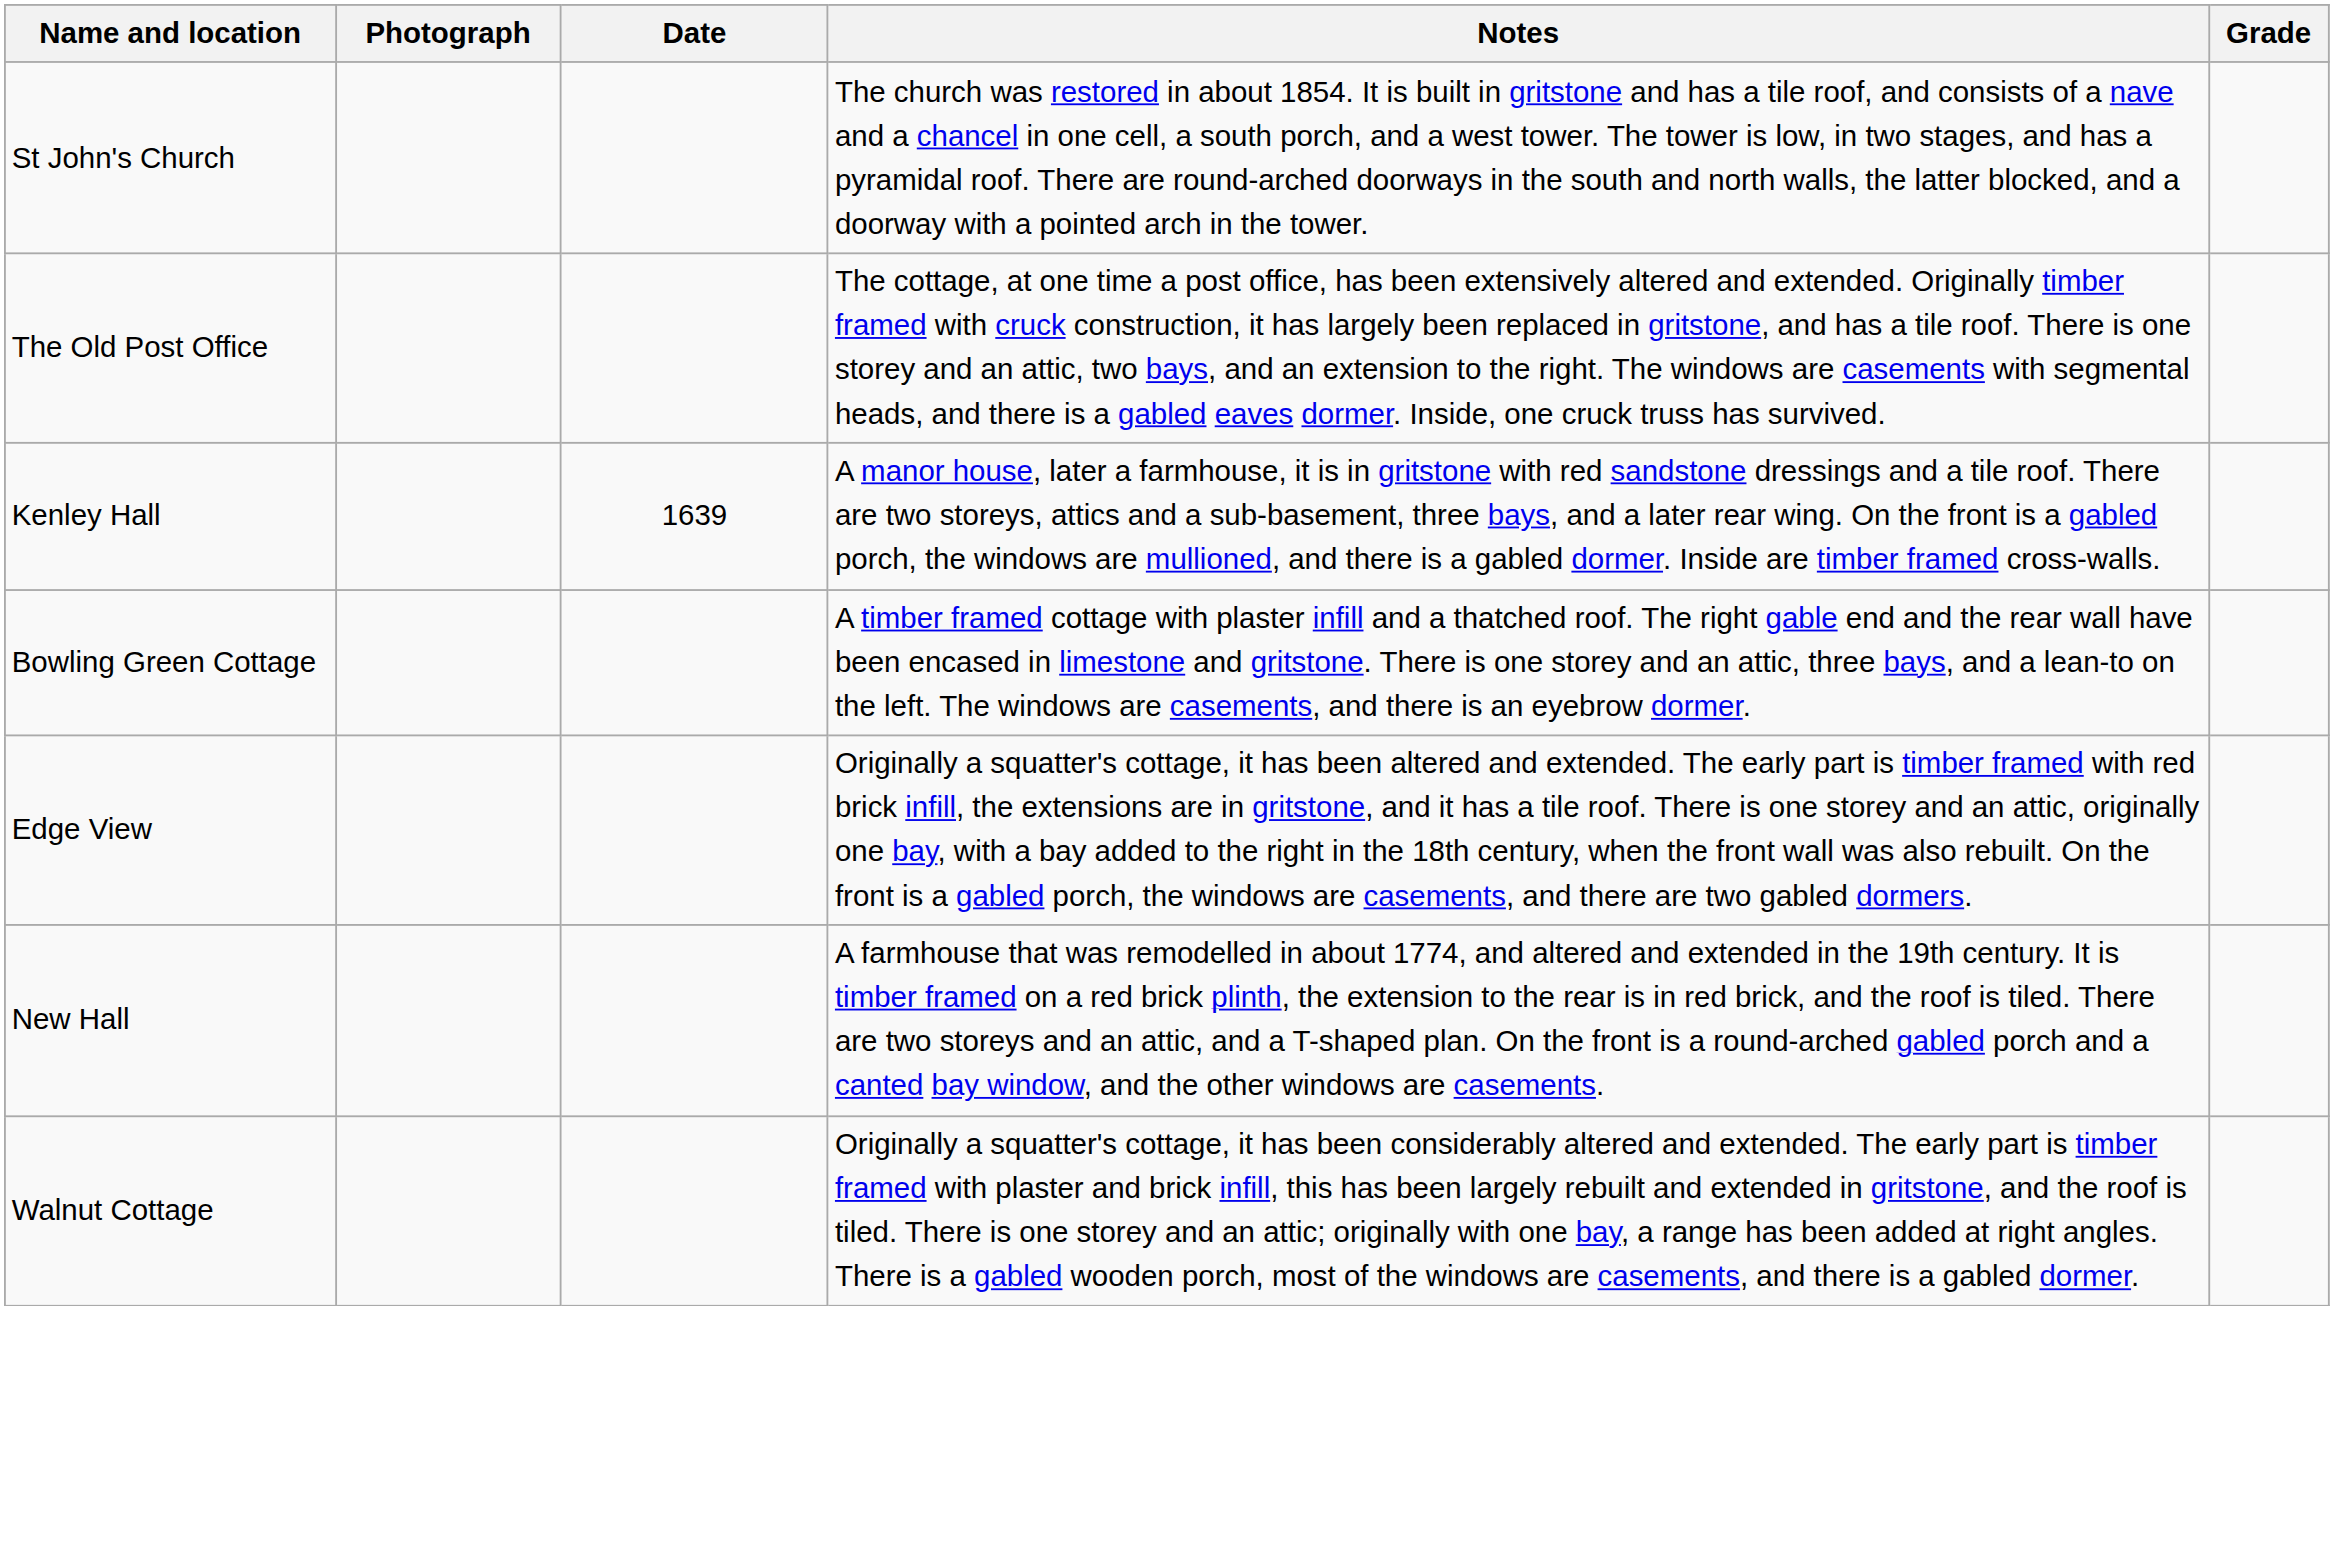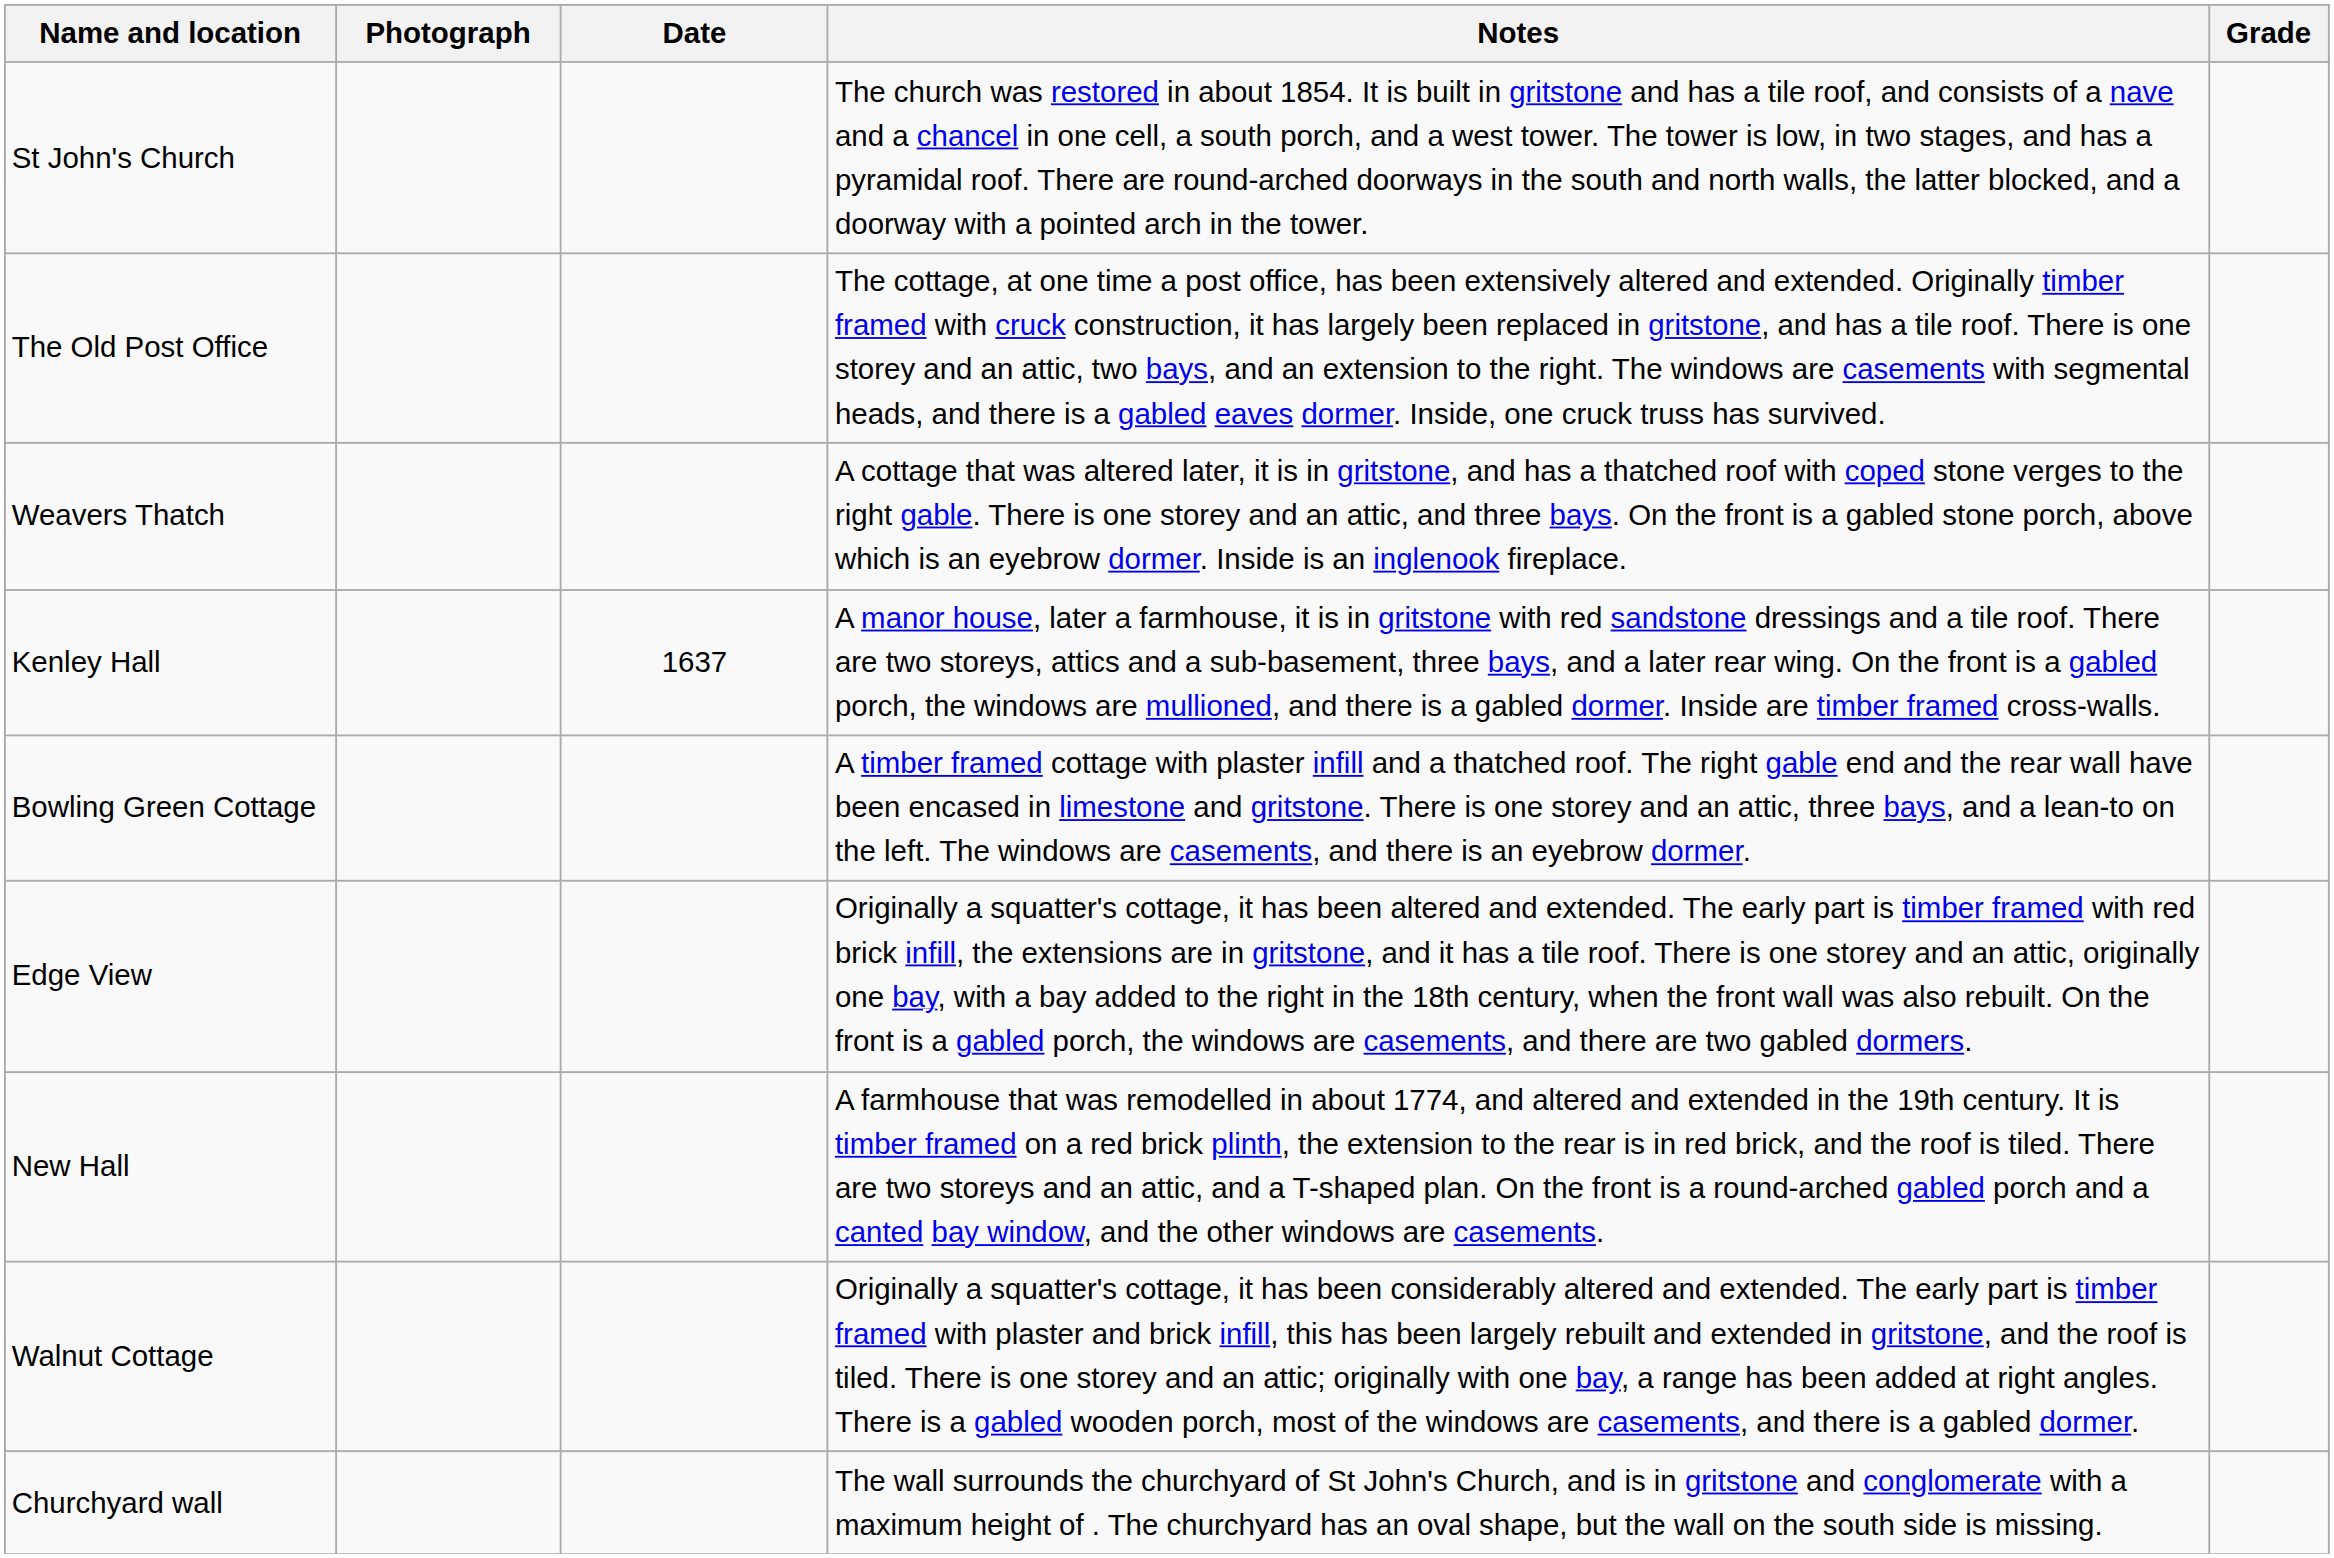+ row: (118, 515)
(694, 515) 1639 -> (694, 661) 1637
+ row: (117, 1502)
